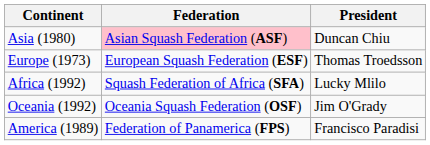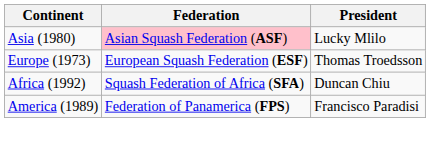(352, 38) Duncan Chiu -> (350, 38) Lucky Mlilo
(350, 83) Lucky Mlilo -> (352, 83) Duncan Chiu
- row: (52, 106)
